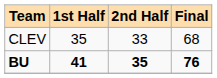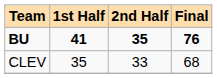rows swapped: (27, 39) <-> (19, 61)
